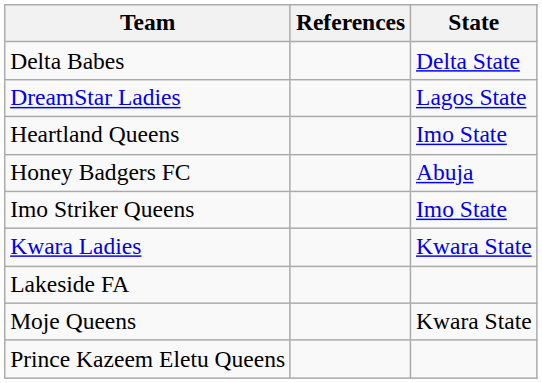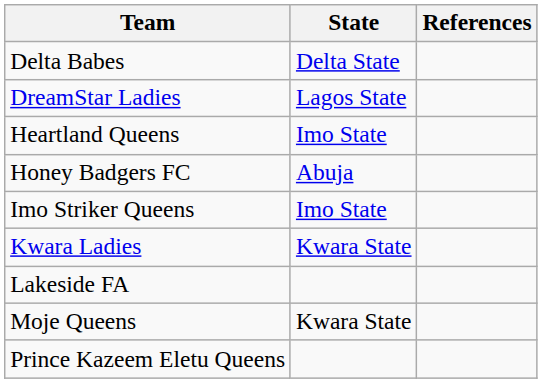columns swapped: (474, 23) <-> (351, 23)
